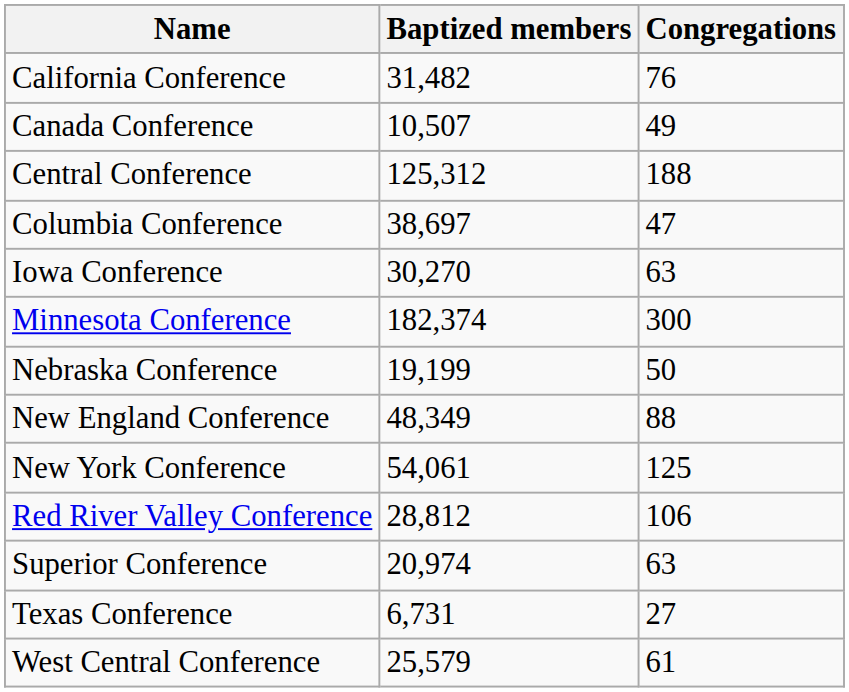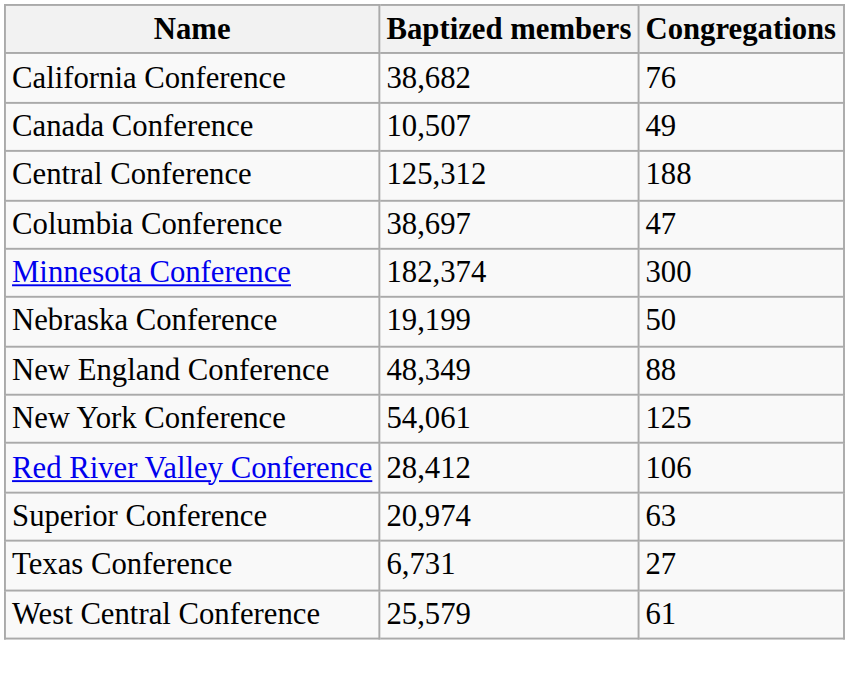(429, 77) 31,482 -> (429, 77) 38,682
- row: (117, 272)
(429, 516) 28,812 -> (429, 467) 28,412
